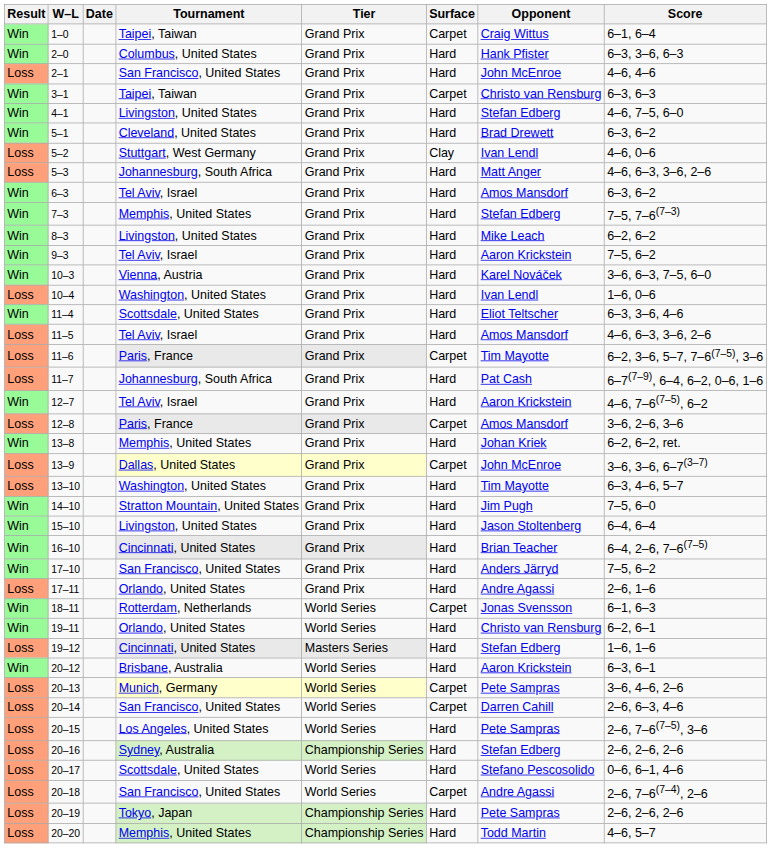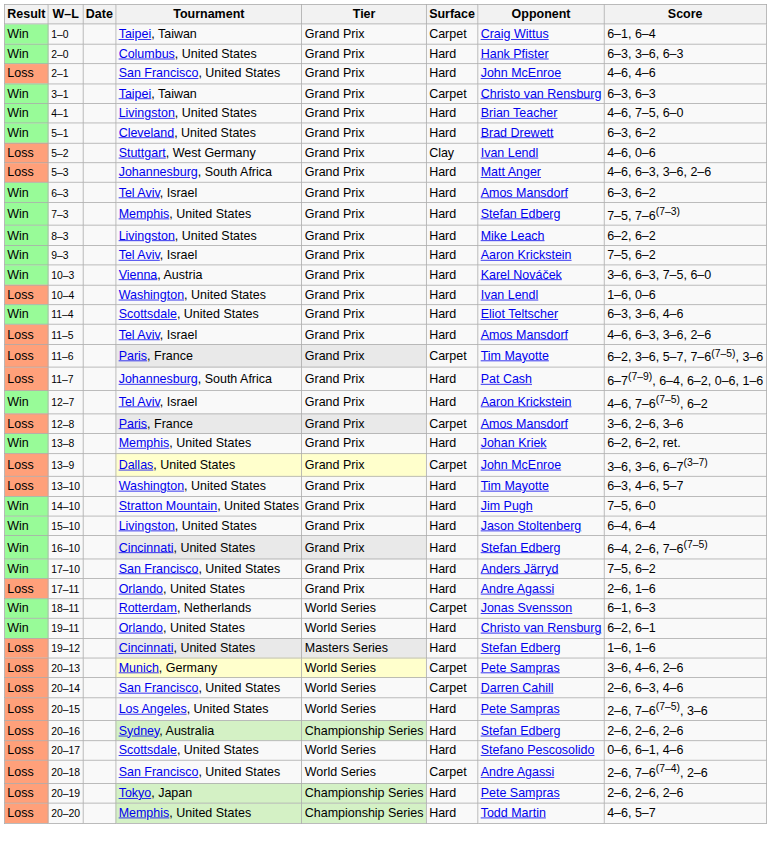(521, 113) Stefan Edberg -> (519, 113) Brian Teacher
(519, 547) Brian Teacher -> (521, 547) Stefan Edberg
- row: (66, 668)
